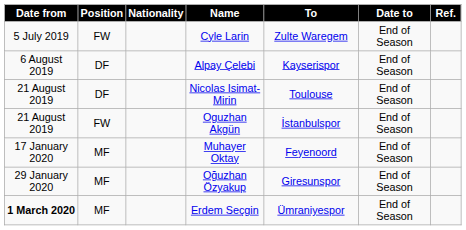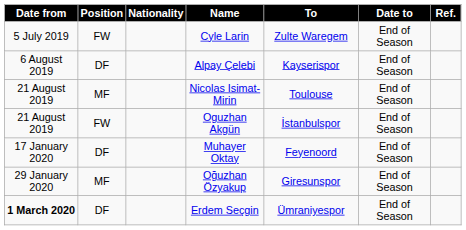(102, 94) DF -> (102, 94) MF
(102, 153) MF -> (102, 153) DF
(102, 211) MF -> (102, 211) DF
